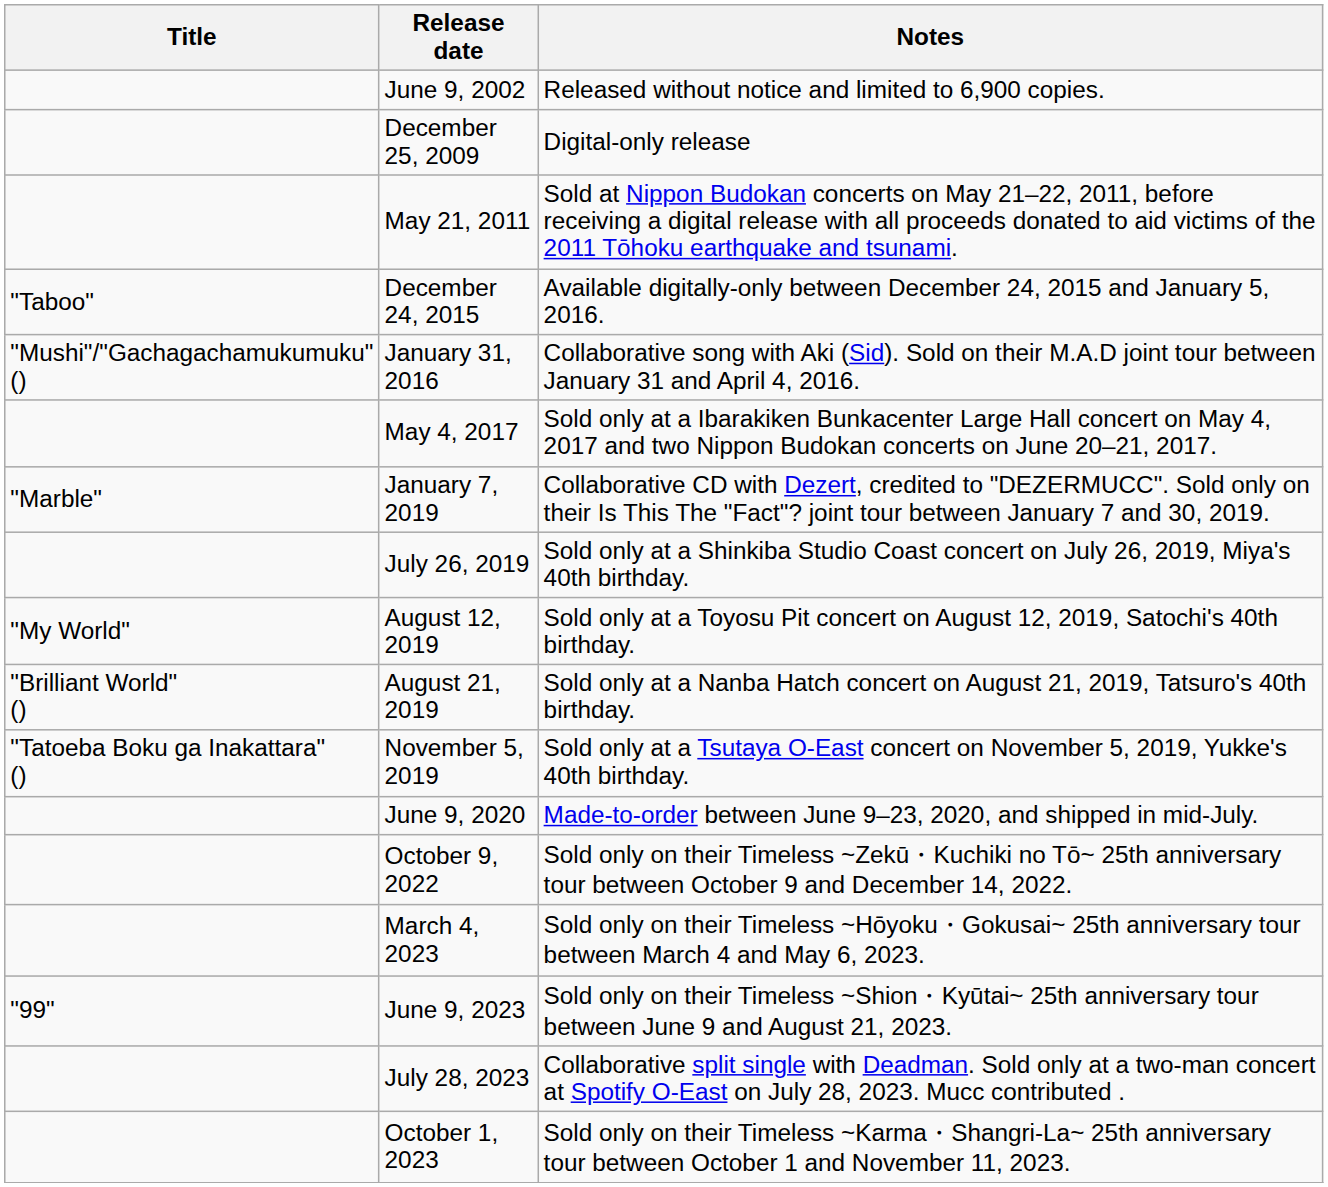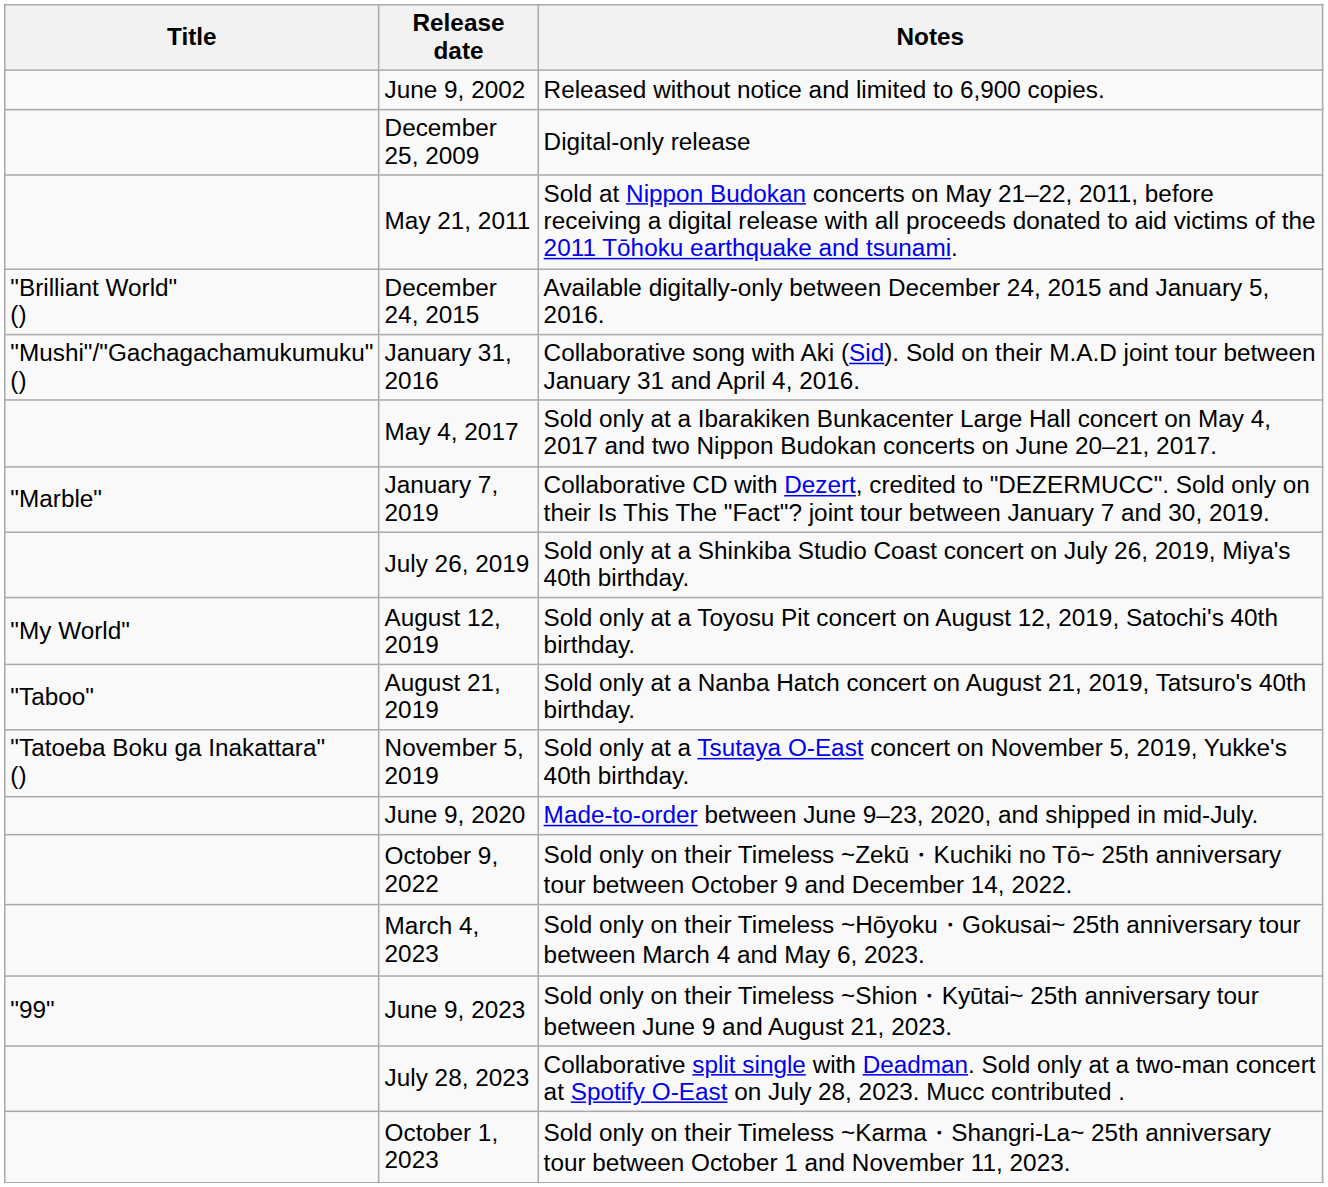(52, 301) "Taboo" -> (94, 301) "Brilliant World" ()
(94, 696) "Brilliant World" () -> (52, 696) "Taboo"
